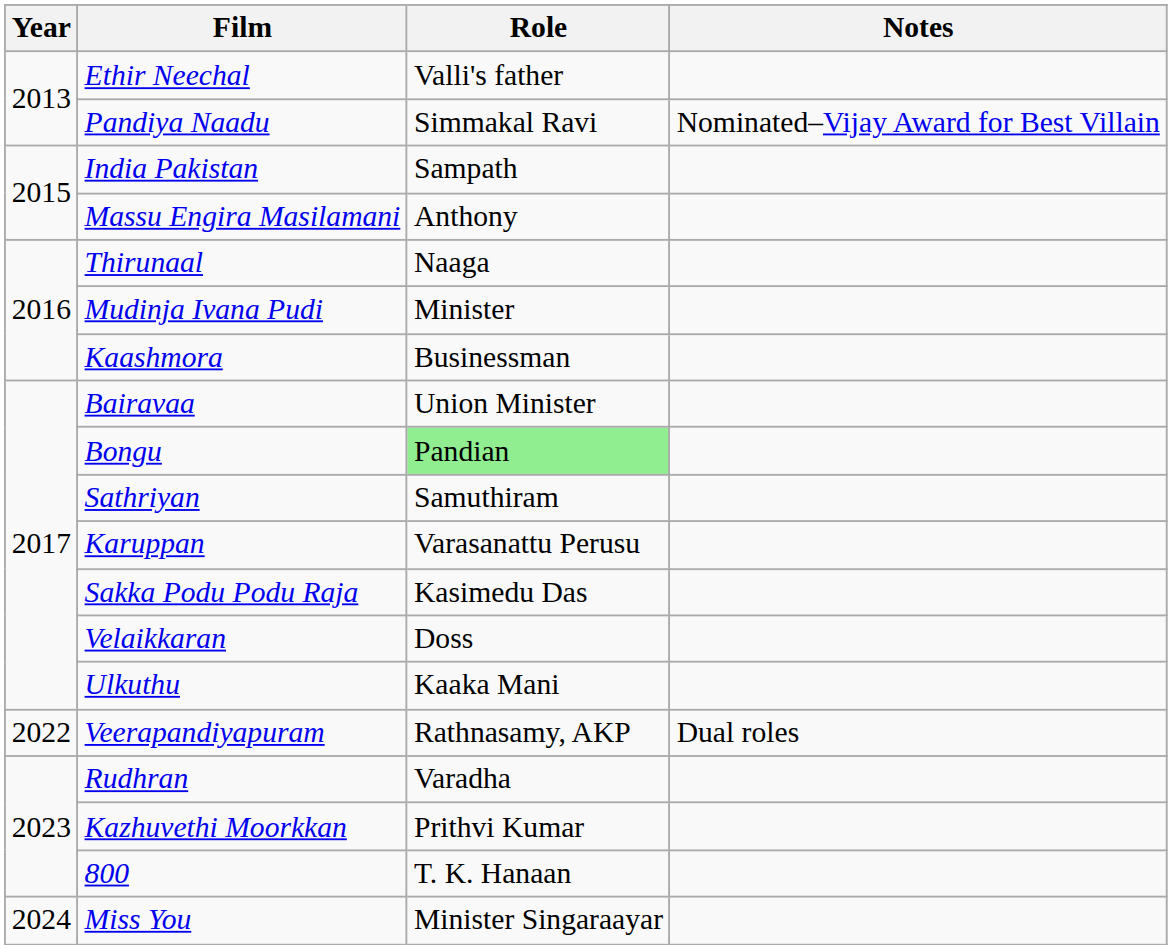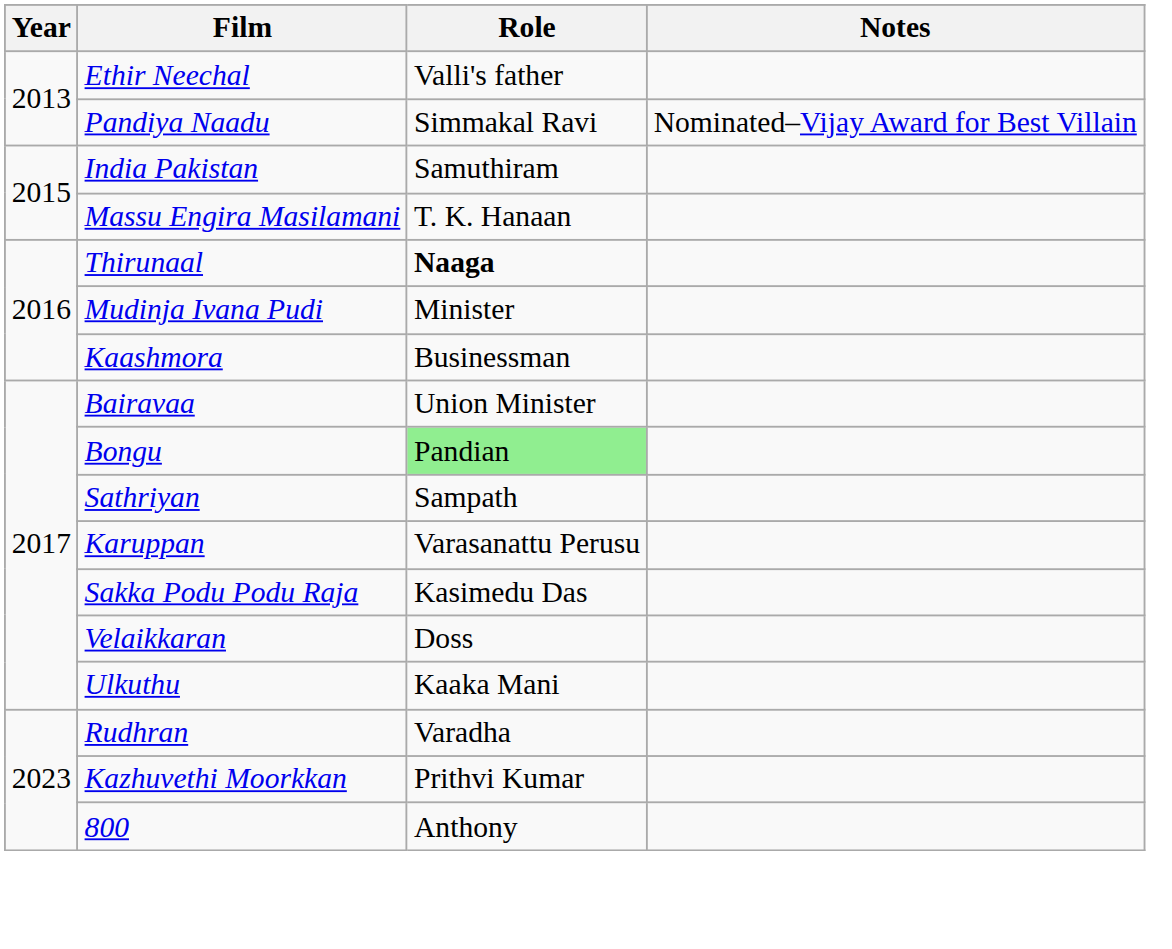(466, 168) Sampath -> (486, 168) Samuthiram
(466, 215) Anthony -> (493, 215) T. K. Hanaan
(452, 262) normal -> (454, 262) bold
(486, 497) Samuthiram -> (466, 497) Sampath
- row: (205, 732)
(493, 872) T. K. Hanaan -> (466, 826) Anthony
- row: (138, 919)
